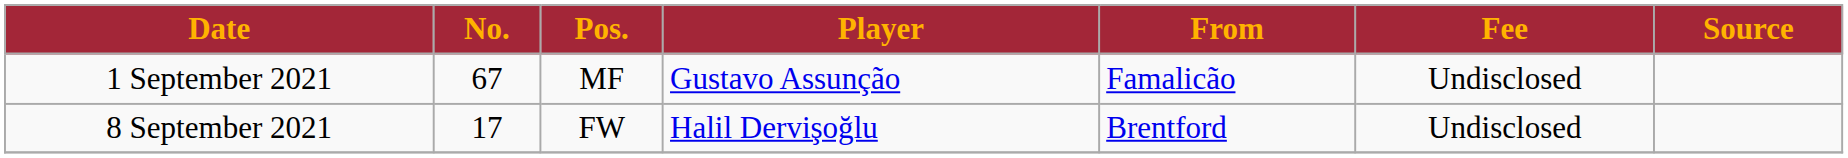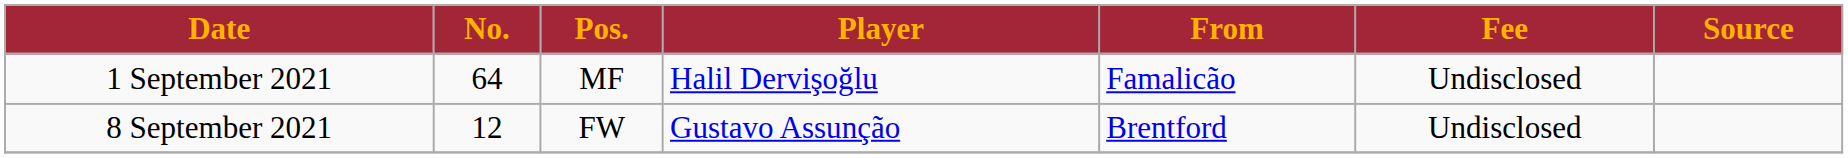(487, 78) 67 -> (487, 78) 64
(785, 78) Gustavo Assunção -> (774, 78) Halil Dervişoğlu
(487, 127) 17 -> (487, 127) 12
(774, 127) Halil Dervişoğlu -> (785, 127) Gustavo Assunção
